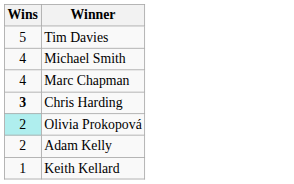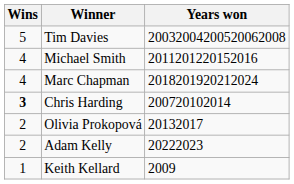+ column: (217, 15)
(23, 124) paleturquoise background -> (23, 124) no background
